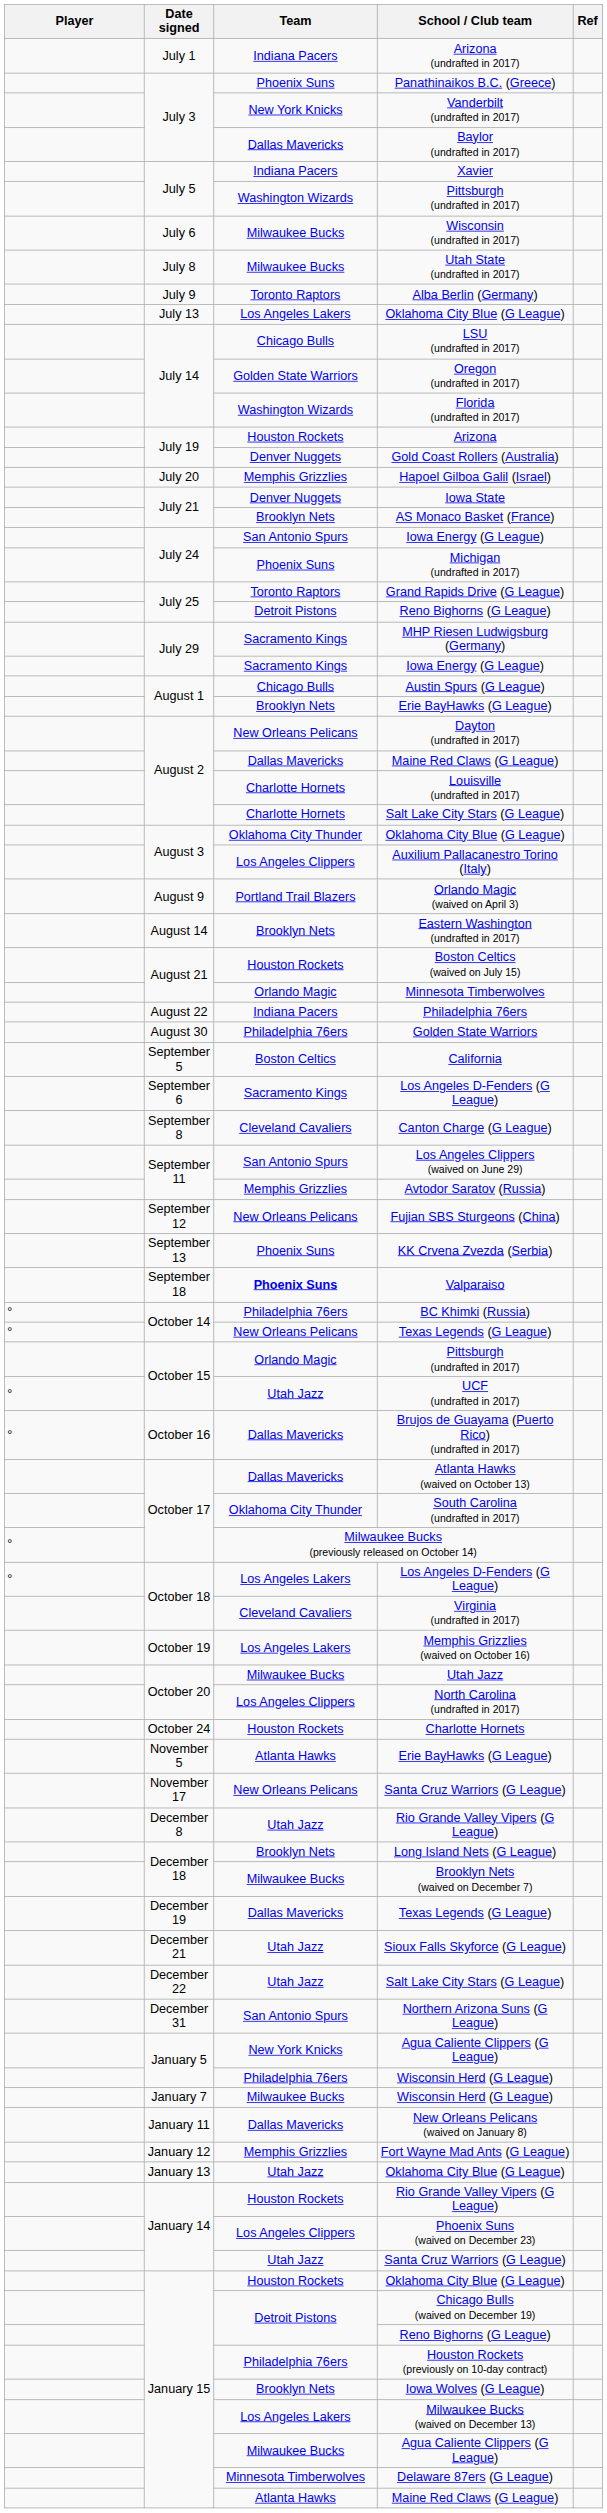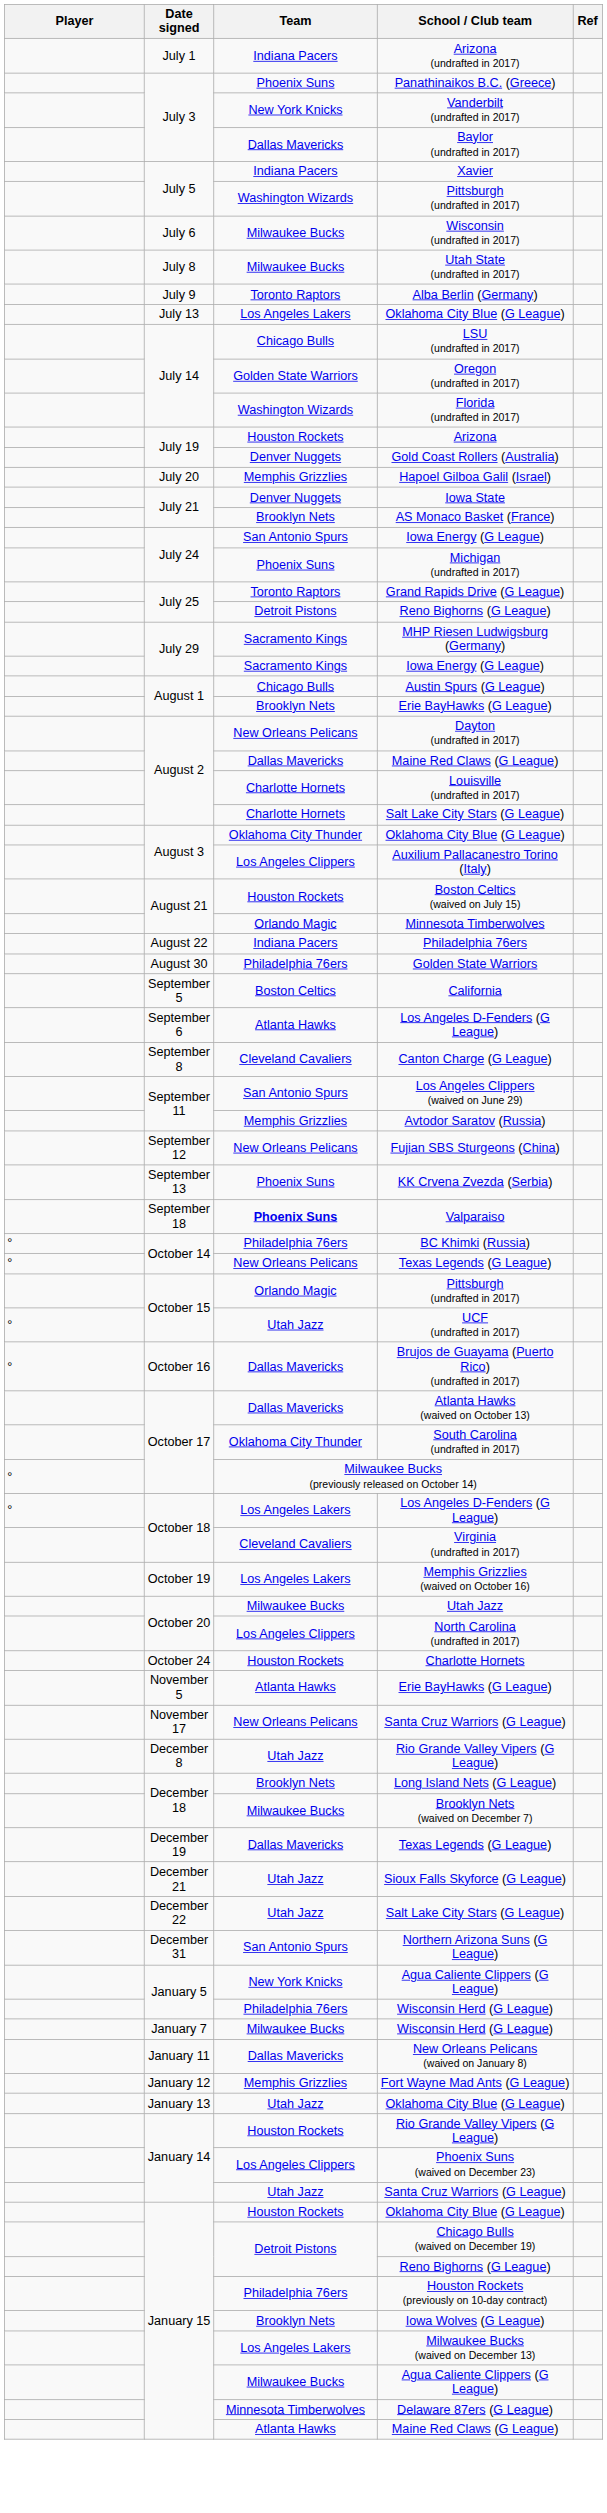- row: (179, 896)
- row: (179, 930)
(295, 1093) Sacramento Kings -> (295, 1025) Atlanta Hawks
